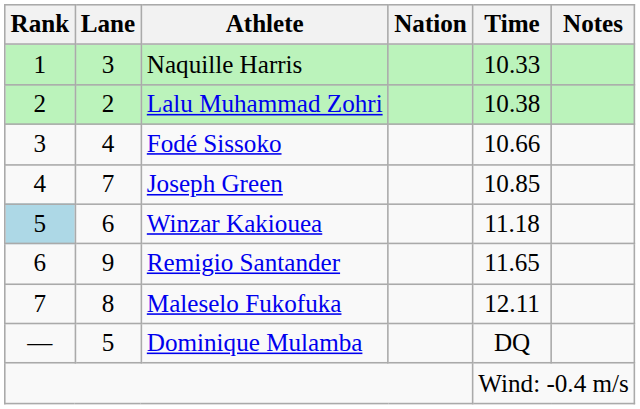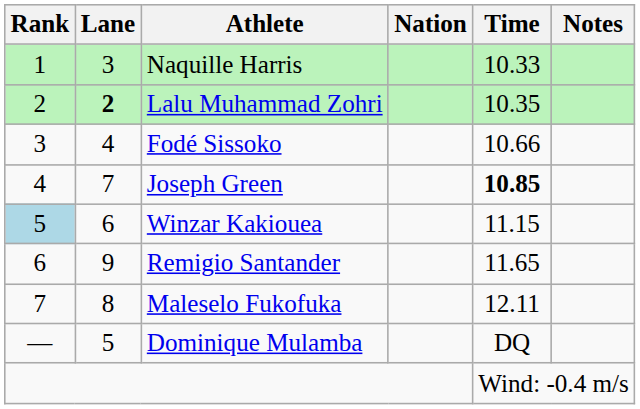(108, 104) normal -> (108, 104) bold
(512, 104) 10.38 -> (512, 104) 10.35
(512, 183) normal -> (512, 183) bold
(512, 223) 11.18 -> (512, 223) 11.15
